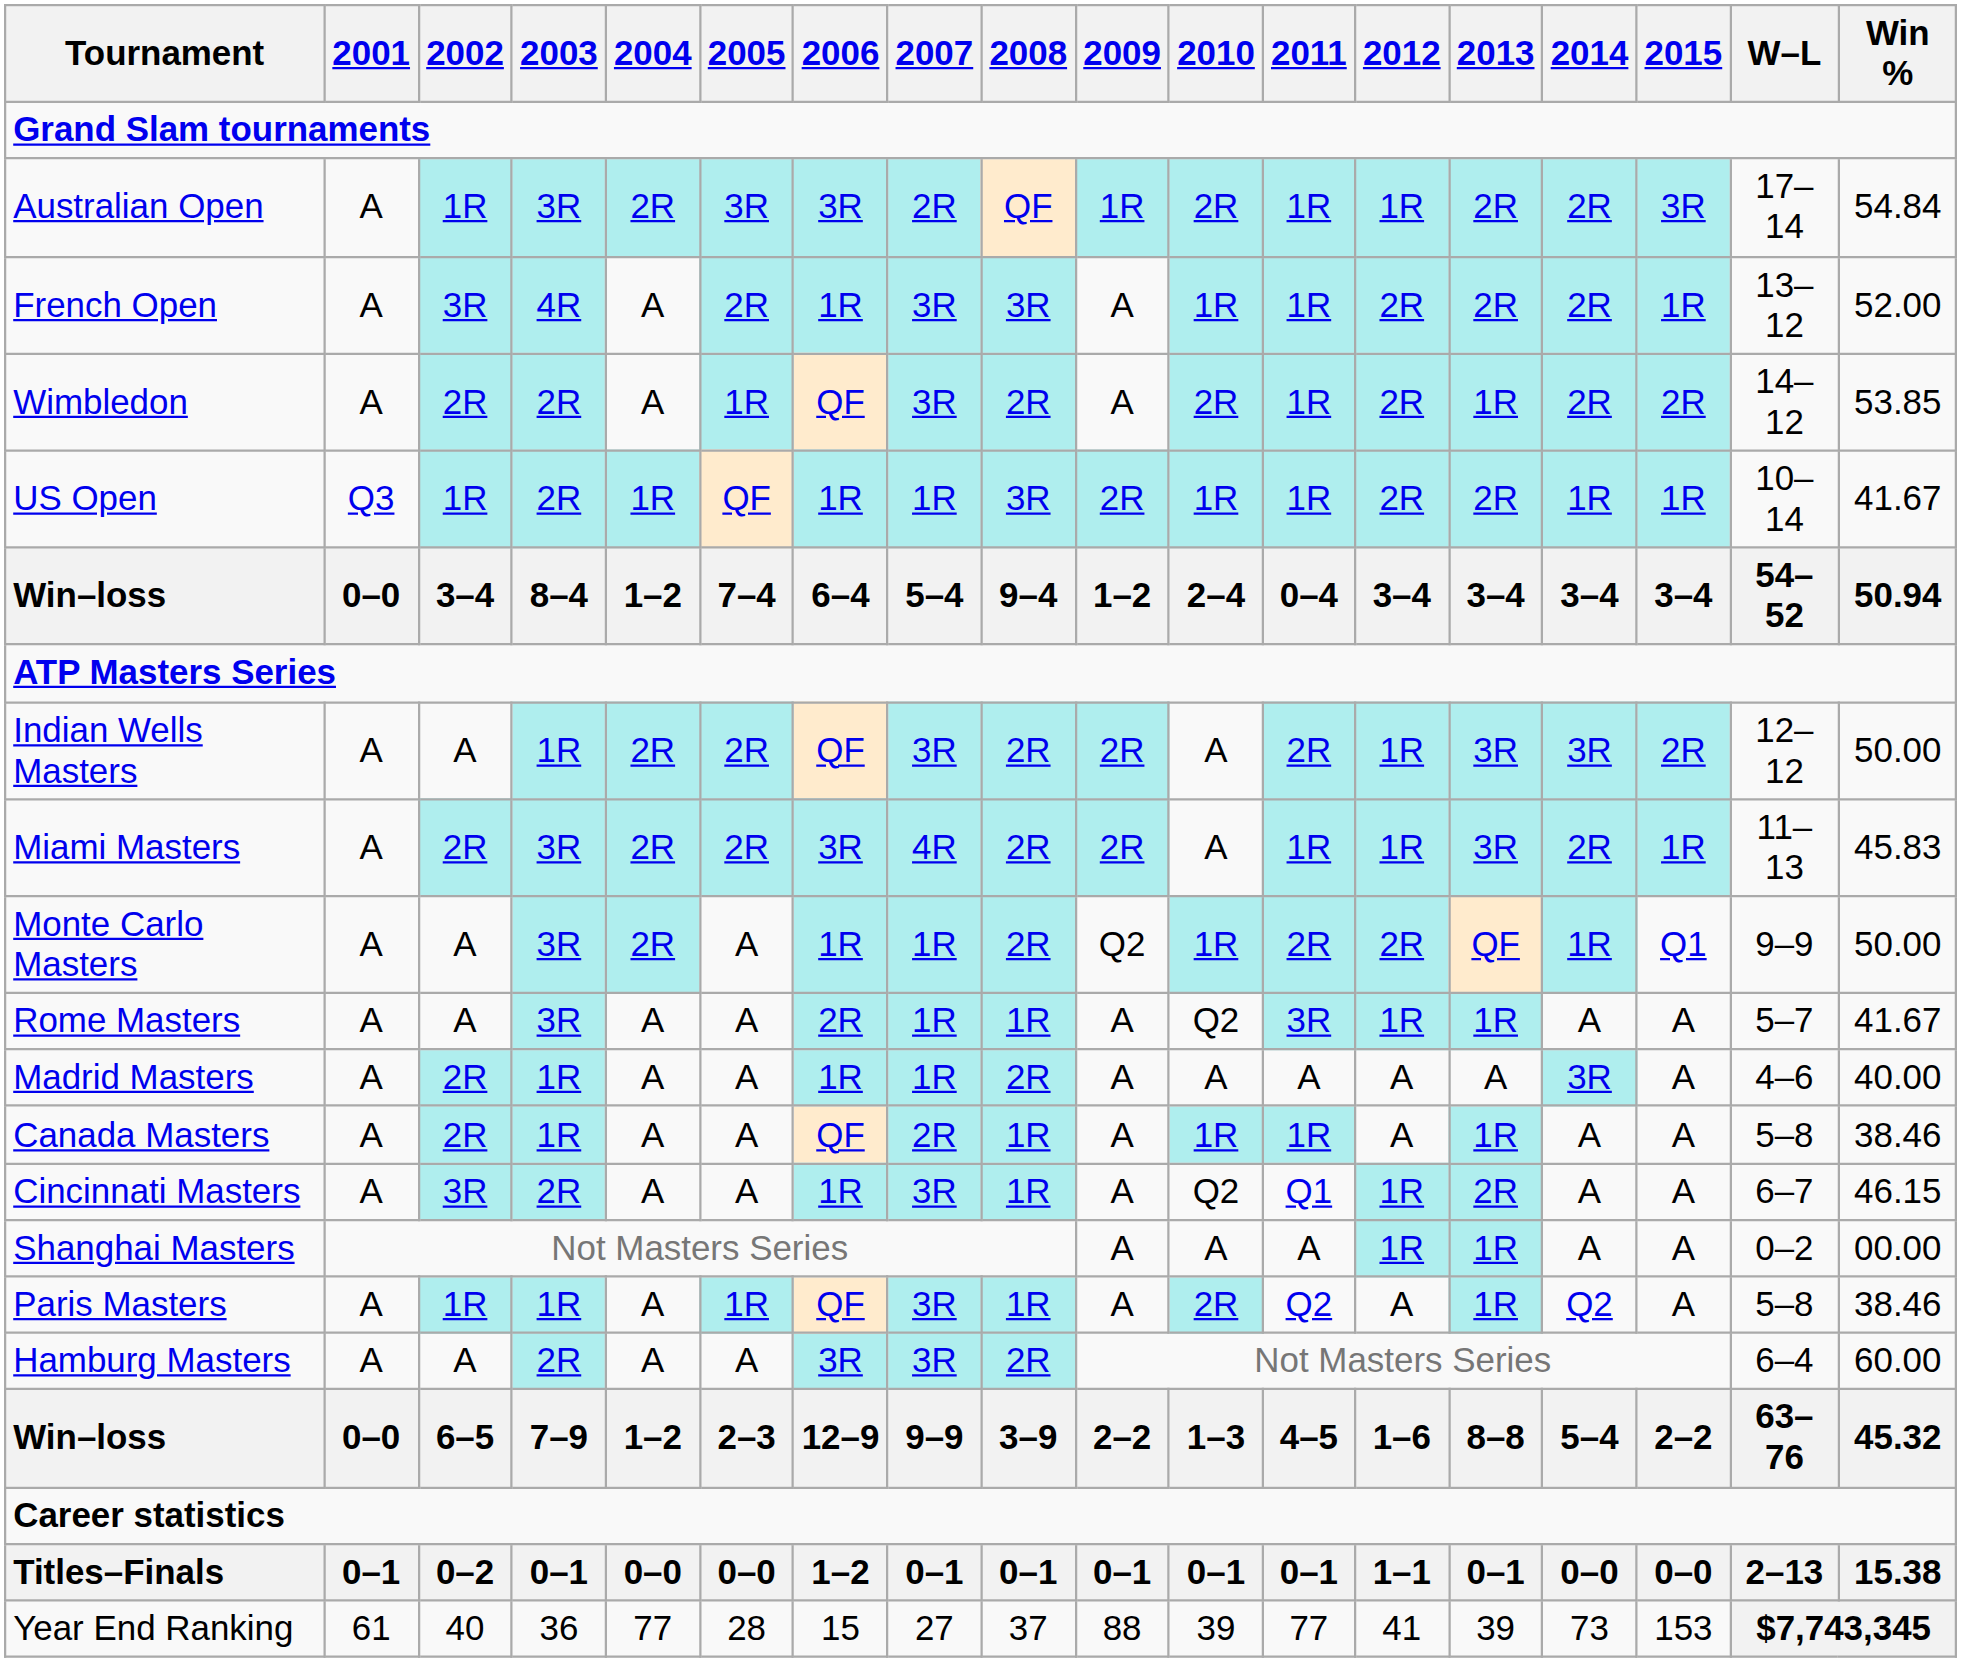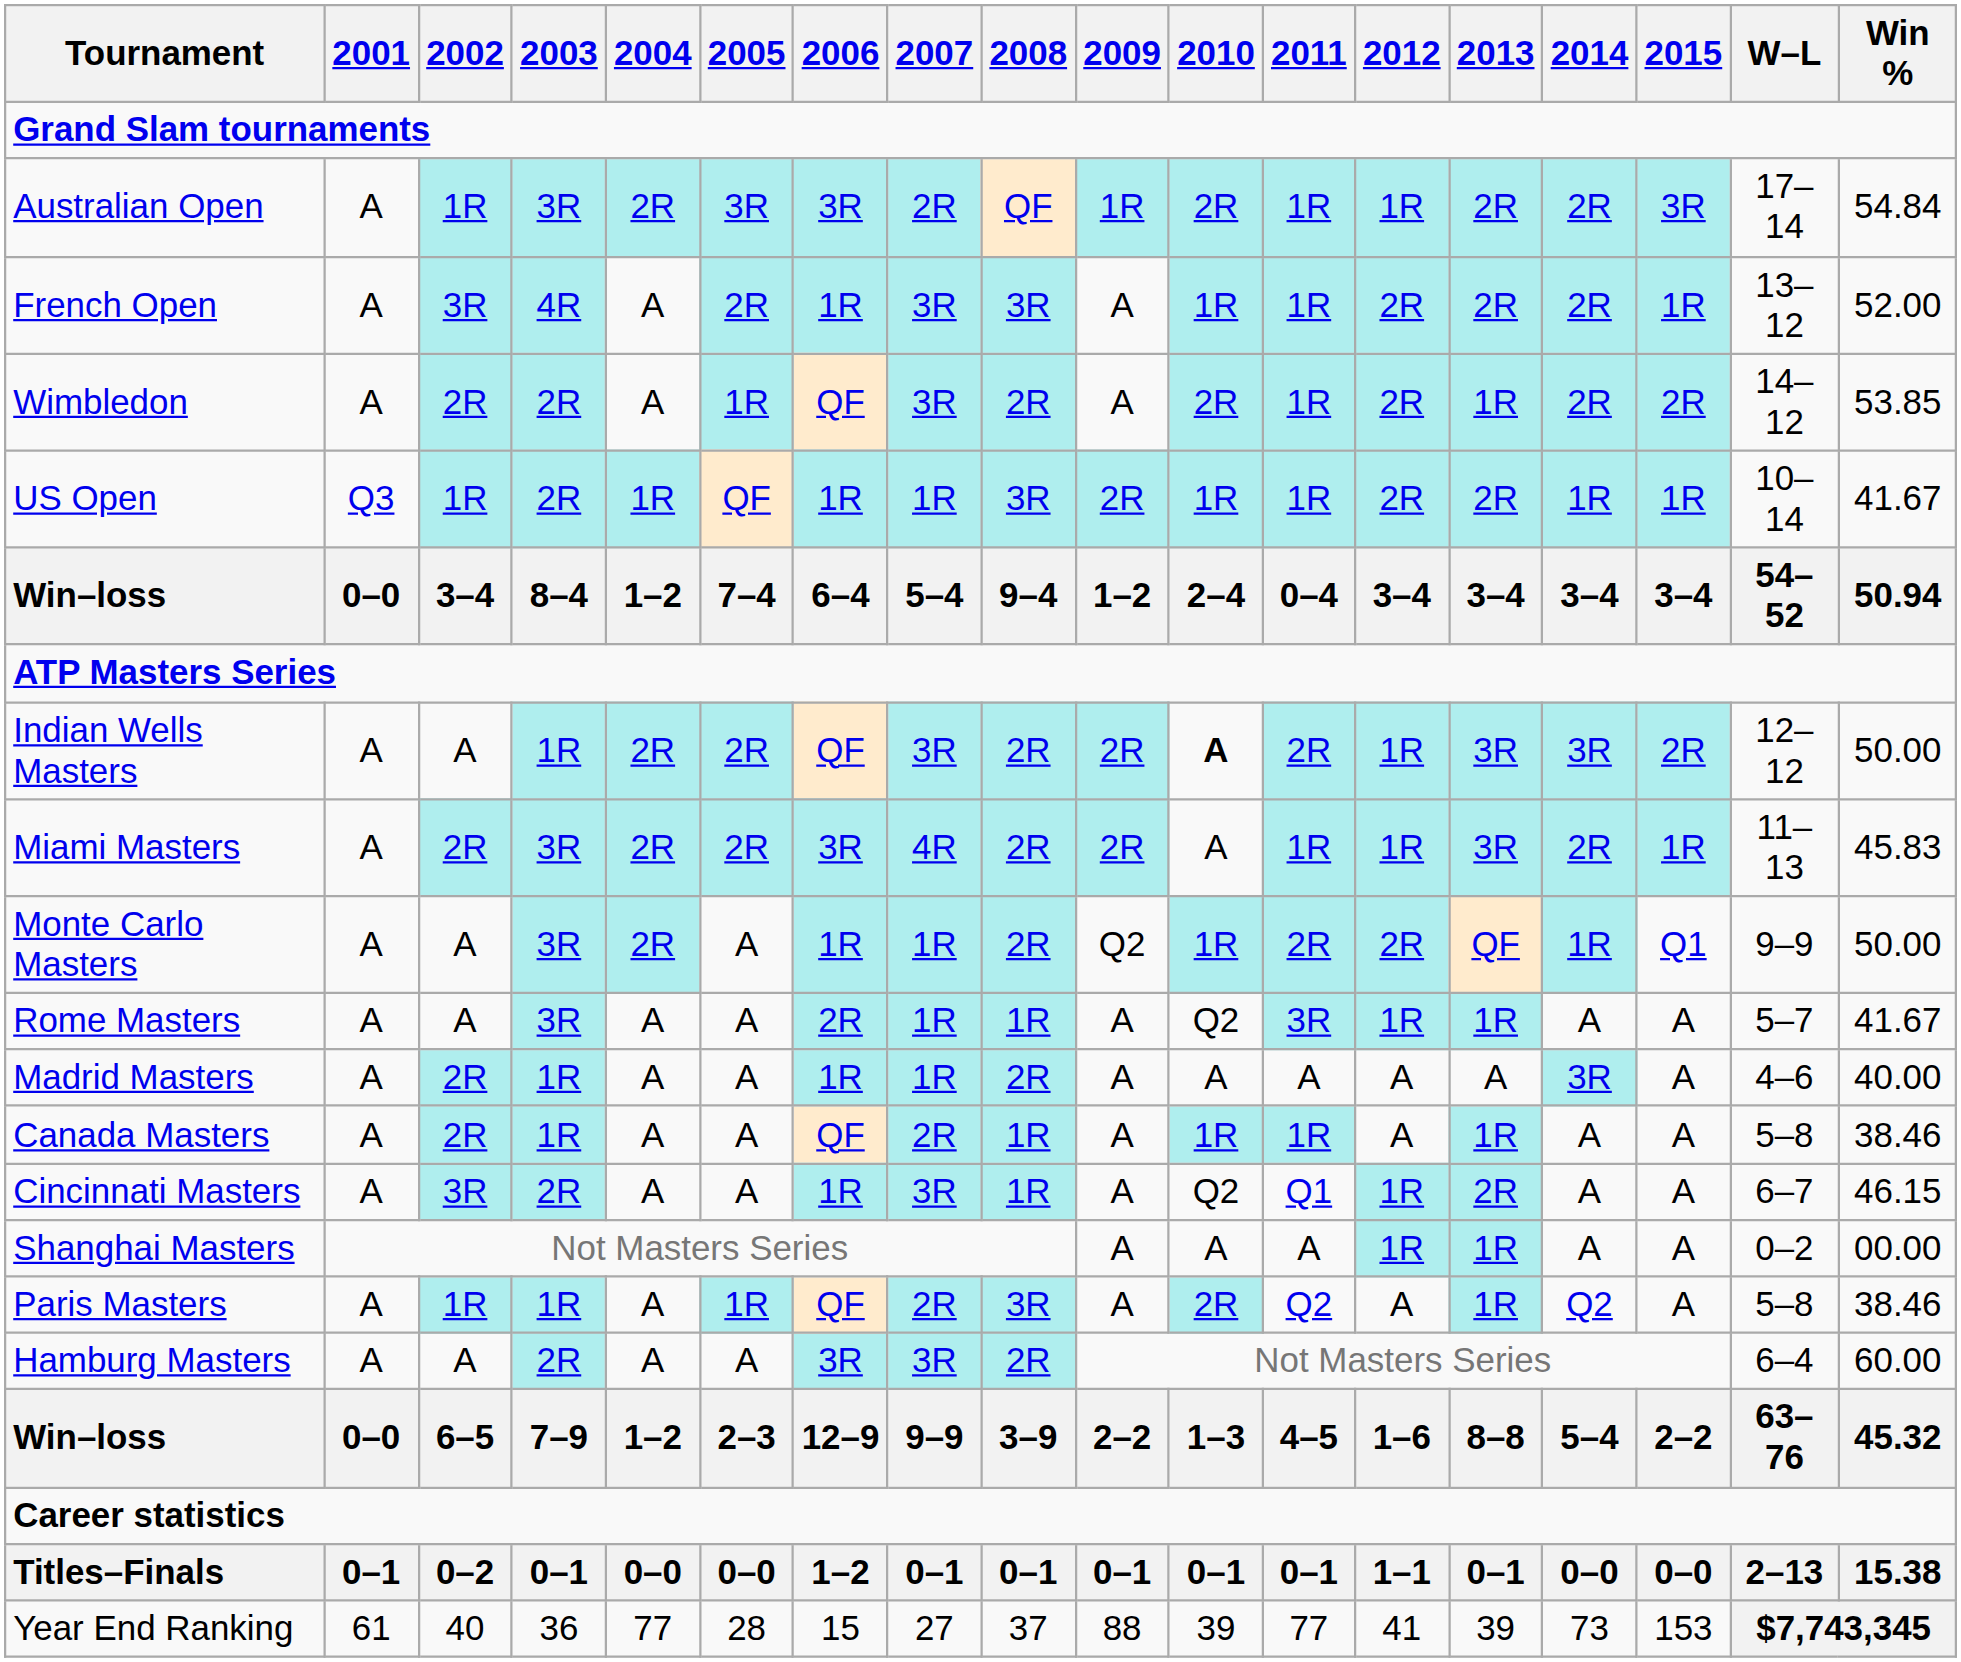(1216, 748) normal -> (1216, 748) bold
(934, 1303) 3R -> (934, 1303) 2R
(1028, 1303) 1R -> (1028, 1303) 3R
